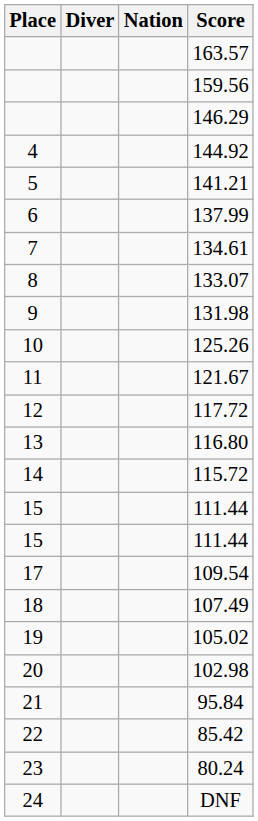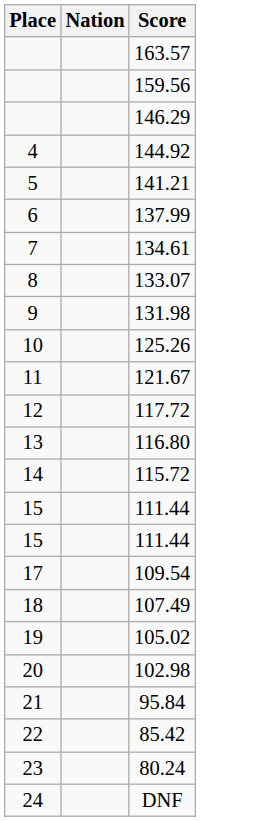- column: (90, 20)
